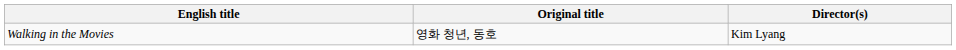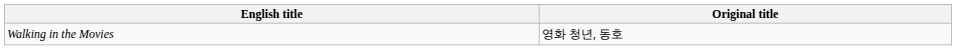- column: (840, 14)
